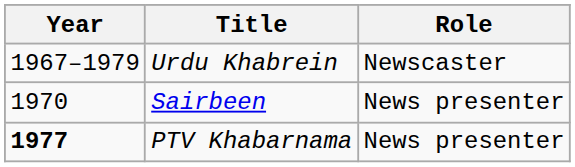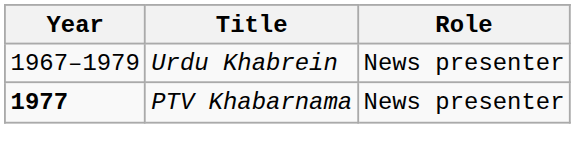(435, 63) Newscaster -> (464, 63) News presenter
- row: (209, 102)
